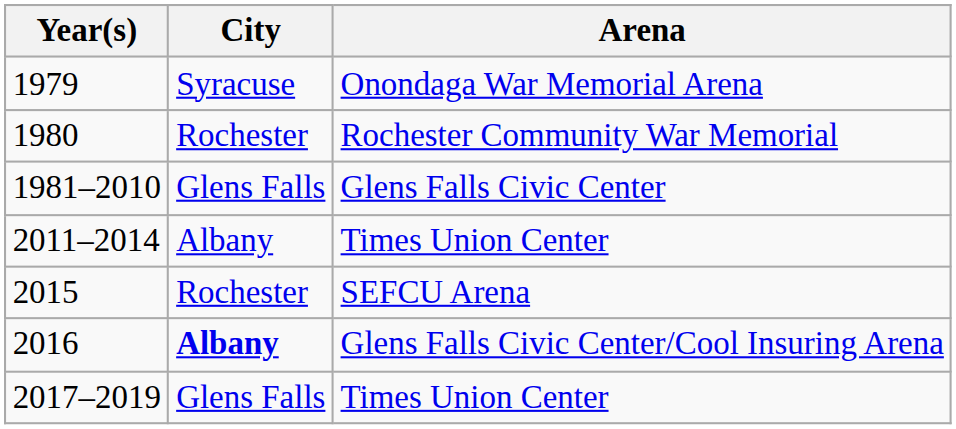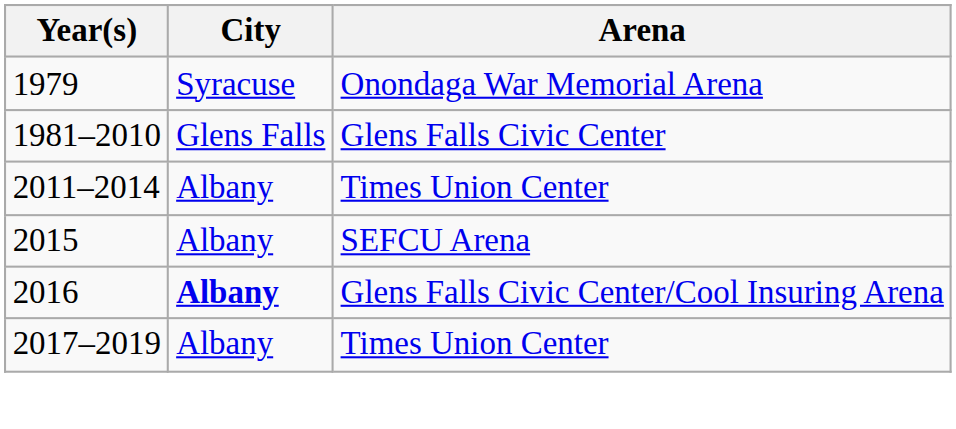- row: (46, 135)
(242, 291) Rochester -> (225, 239) Albany
(251, 396) Glens Falls -> (225, 344) Albany
